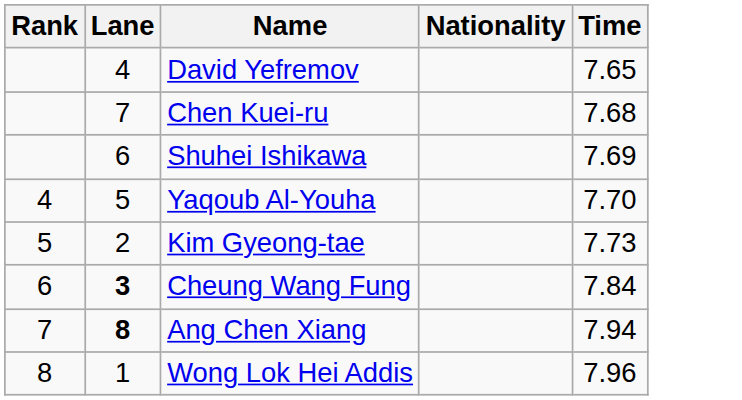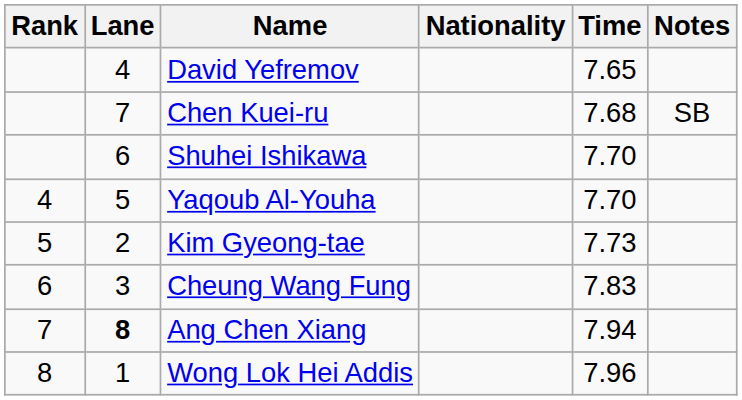+ column: (692, 26)
(610, 156) 7.69 -> (610, 156) 7.70
(123, 286) bold -> (123, 286) normal
(610, 286) 7.84 -> (610, 286) 7.83
